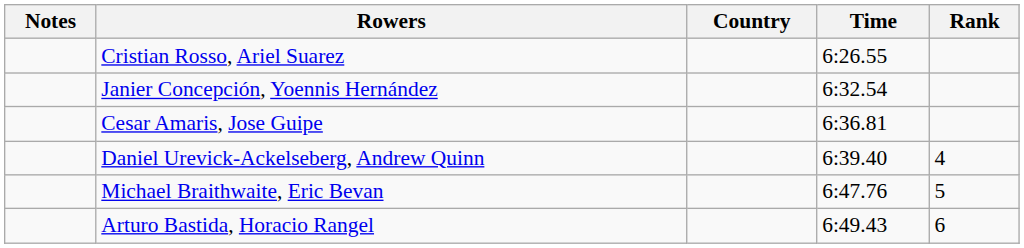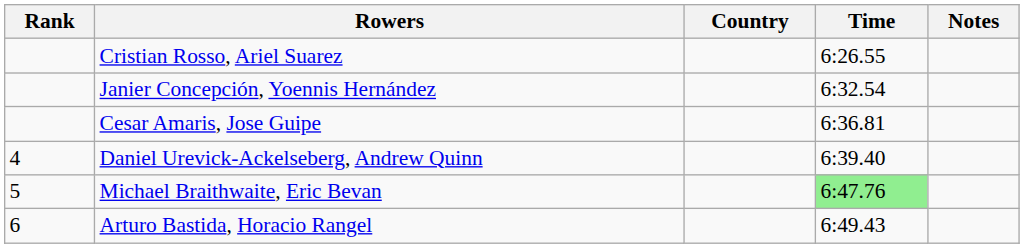columns swapped: (975, 21) <-> (51, 21)
(855, 191) no background -> (853, 191) lightgreen background
